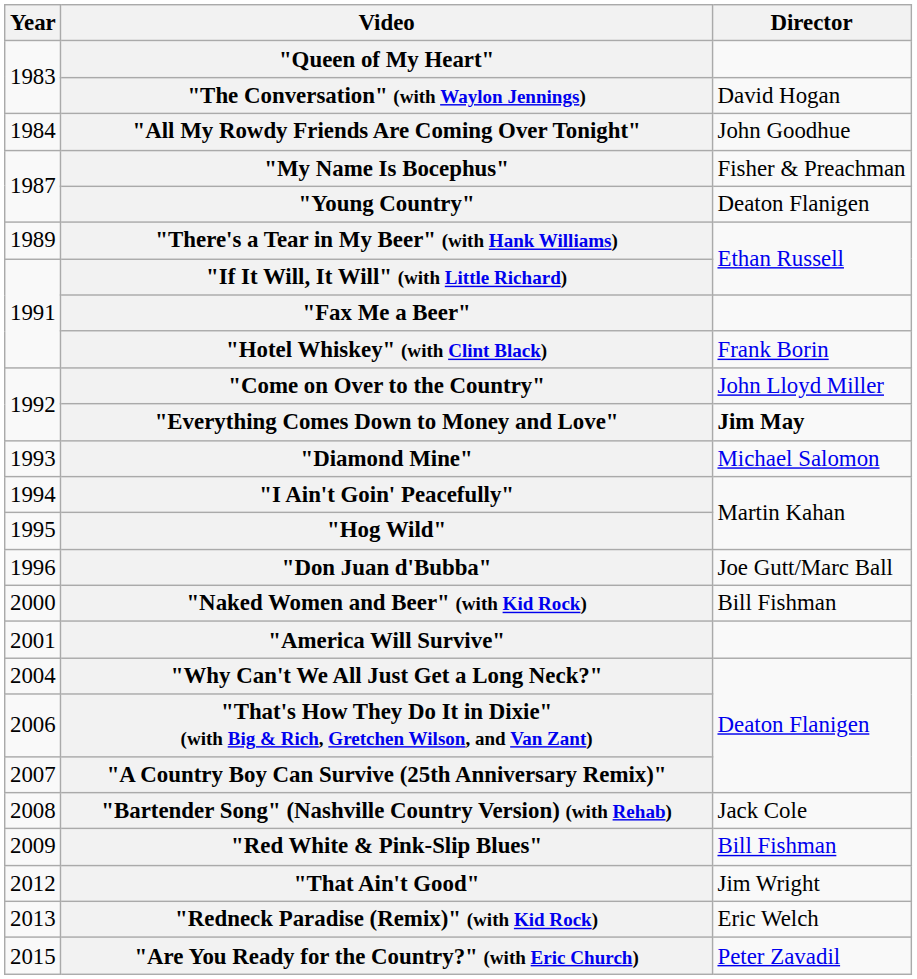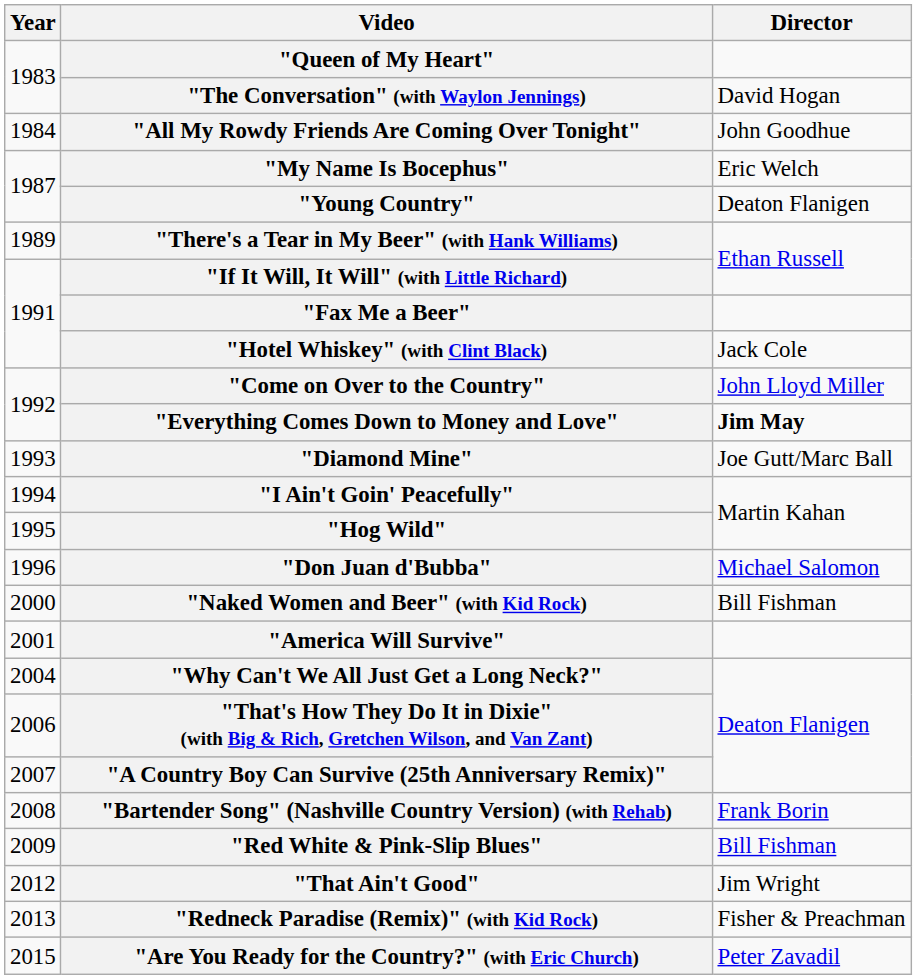(812, 167) Fisher & Preachman -> (768, 167) Eric Welch
(773, 349) Frank Borin -> (762, 349) Jack Cole
(798, 458) Michael Salomon -> (805, 458) Joe Gutt/Marc Ball
(805, 566) Joe Gutt/Marc Ball -> (798, 566) Michael Salomon
(762, 810) Jack Cole -> (773, 810) Frank Borin
(768, 919) Eric Welch -> (812, 919) Fisher & Preachman
